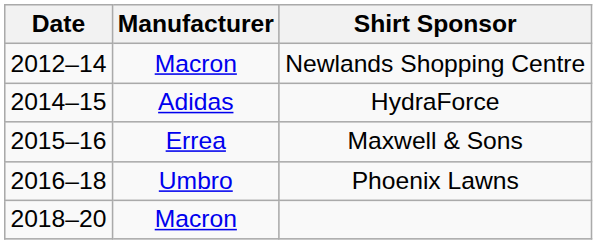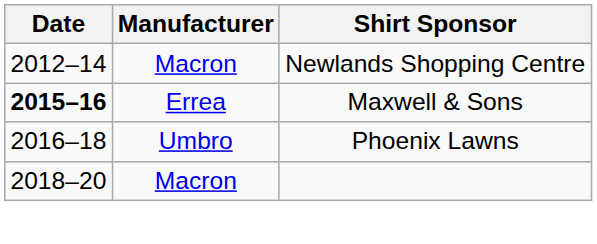- row: (435, 102)
(58, 141) normal -> (58, 102) bold
